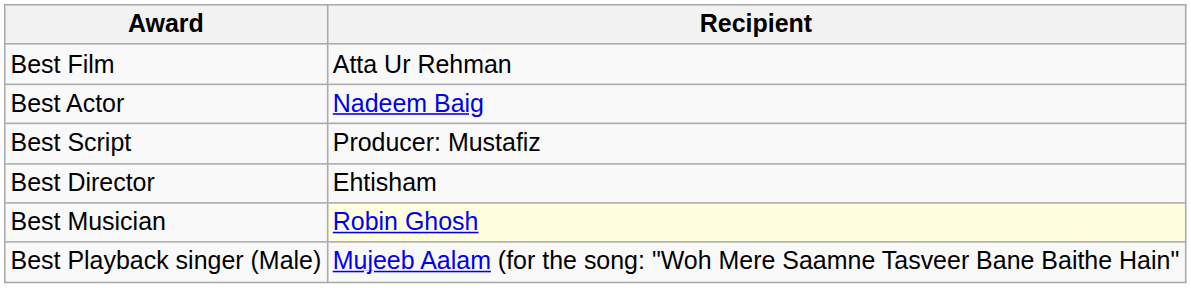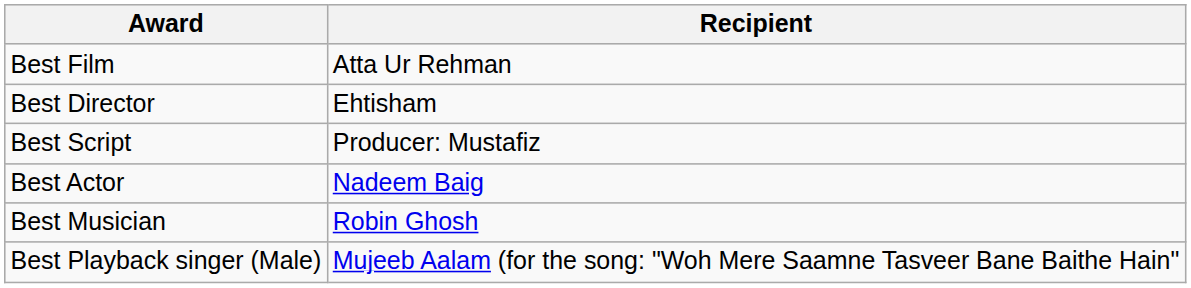rows swapped: (83, 182) <-> (67, 103)
(406, 222) lightyellow background -> (406, 222) no background
